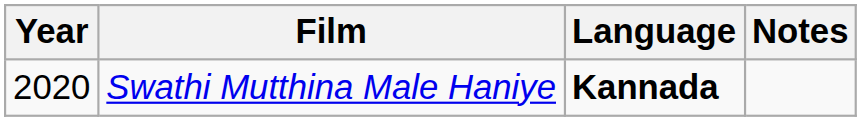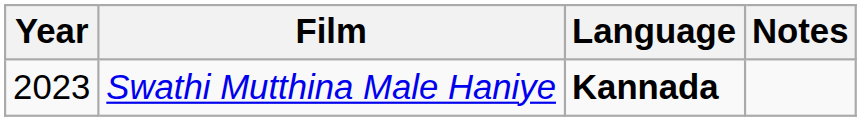(52, 87) 2020 -> (52, 87) 2023
